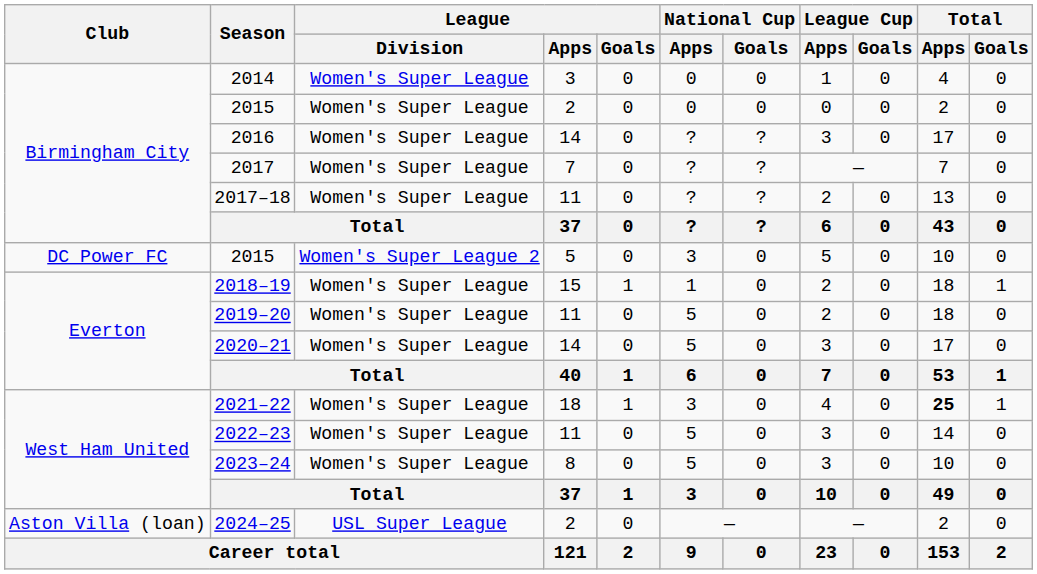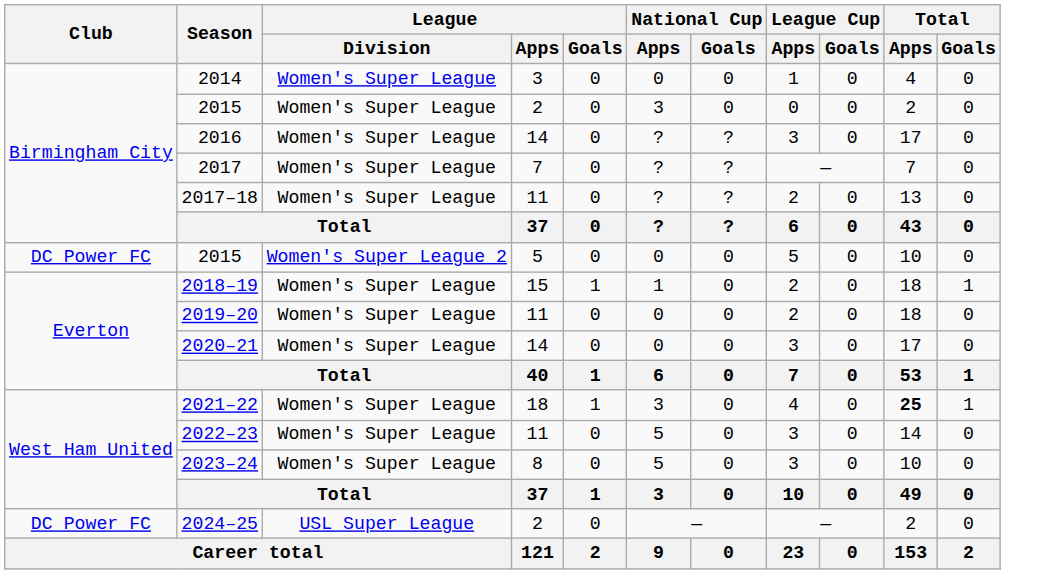(691, 109) 0 -> (659, 109) 3
(691, 257) 3 -> (659, 257) 0
(691, 316) 5 -> (659, 316) 0
(691, 346) 5 -> (659, 346) 0
(107, 524) Aston Villa (loan) -> (91, 524) DC Power FC
